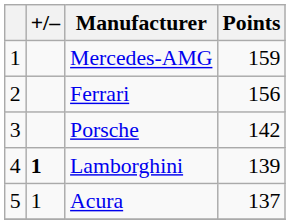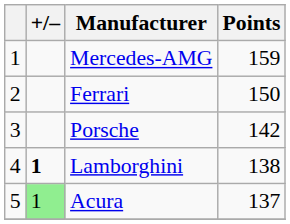(264, 94) 156 -> (264, 94) 150
(264, 165) 139 -> (264, 165) 138
(36, 201) no background -> (36, 201) lightgreen background
